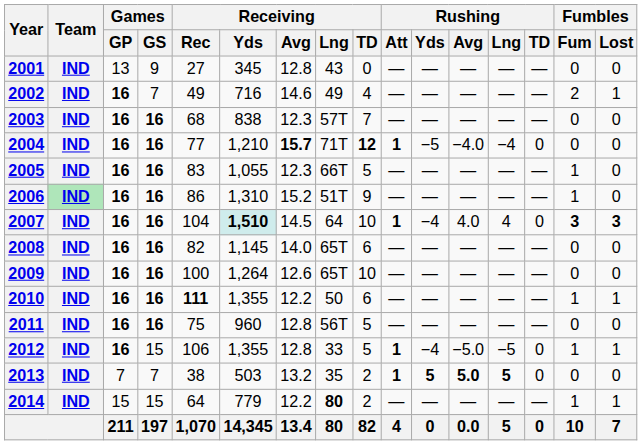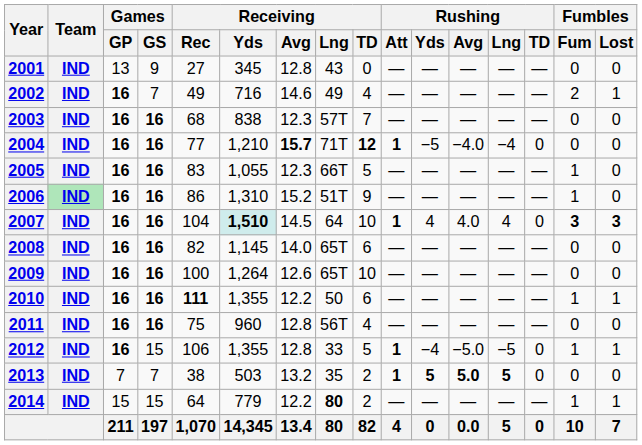(430, 222) −4 -> (430, 222) 4
(367, 324) 5 -> (367, 324) 4
